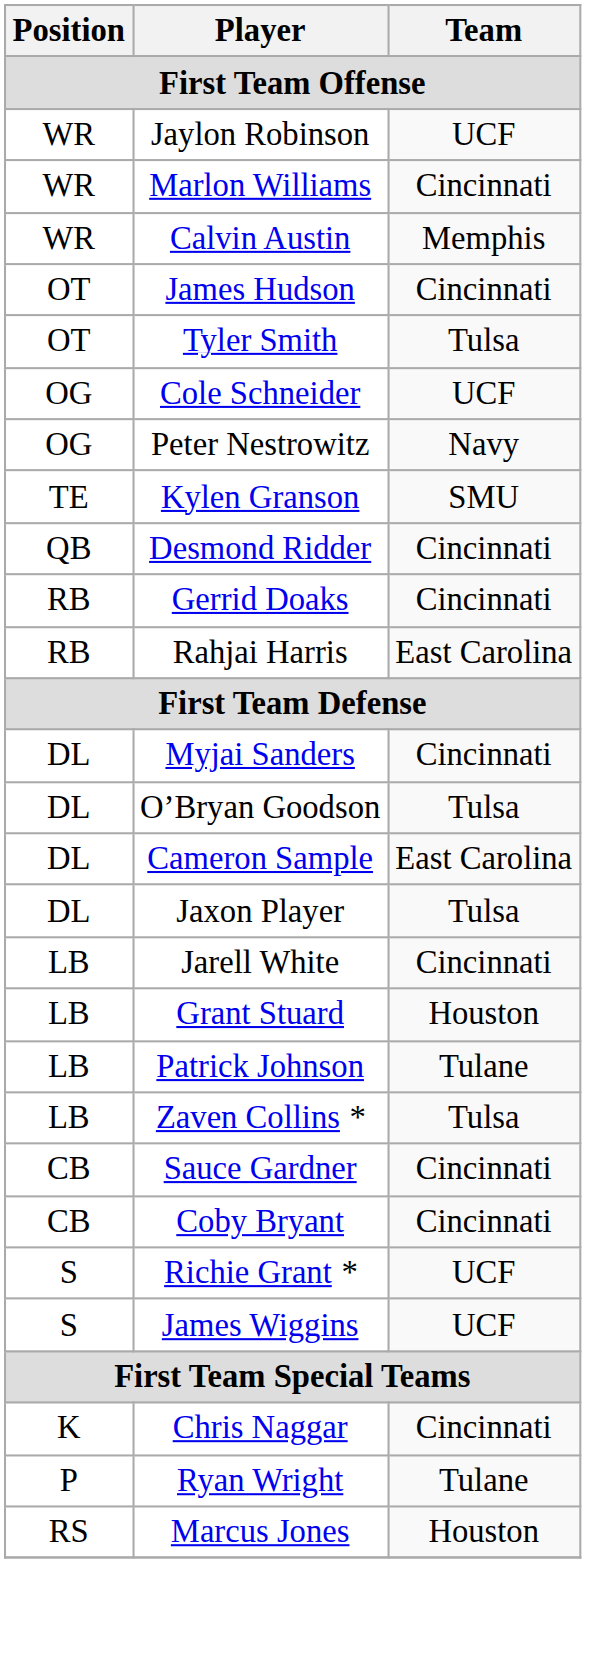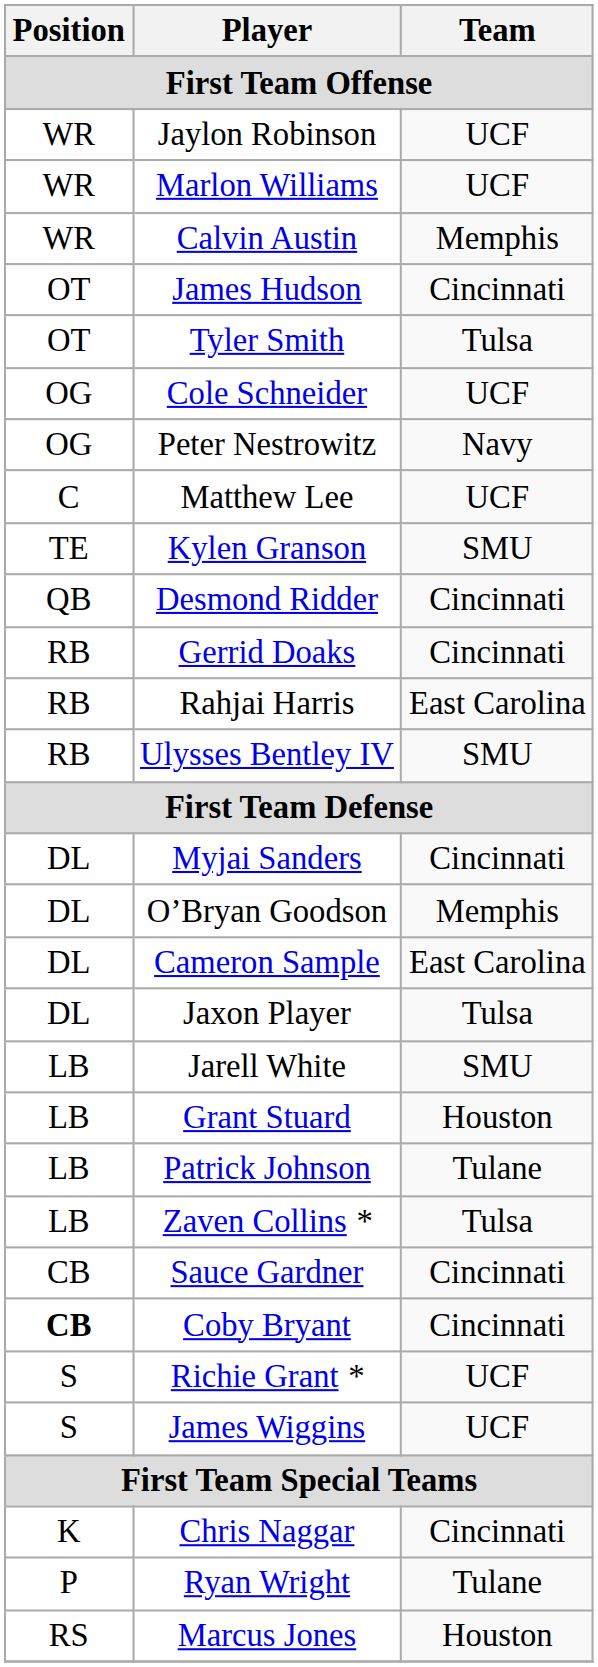(484, 185) Cincinnati -> (497, 185) UCF
+ row: (267, 496)
+ row: (267, 755)
(484, 806) Tulsa -> (497, 910) Memphis
(484, 962) Cincinnati -> (497, 1065) SMU
(69, 1220) normal -> (69, 1324) bold
